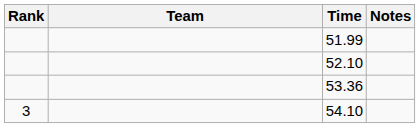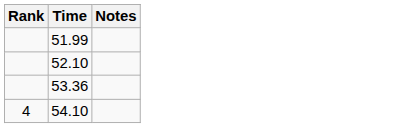- column: (185, 16)
(26, 110) 3 -> (26, 110) 4
